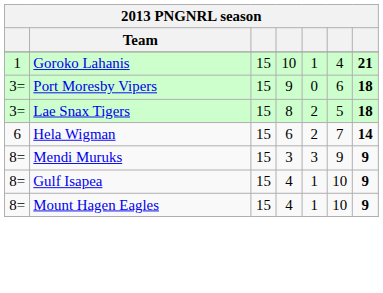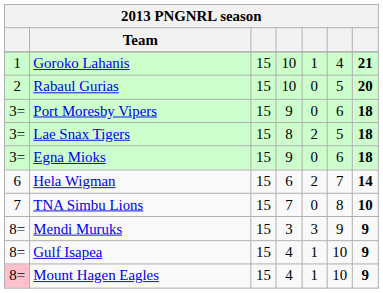+ row: (76, 87)
+ row: (70, 157)
+ row: (88, 205)
(17, 205) no background -> (17, 275) pink background
